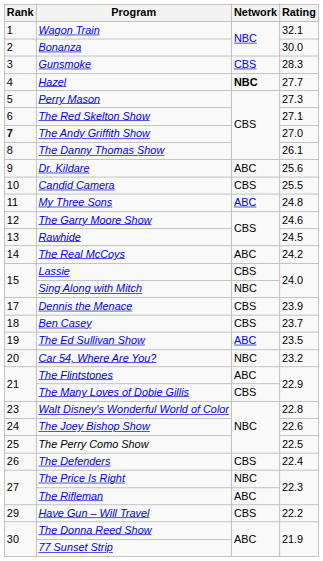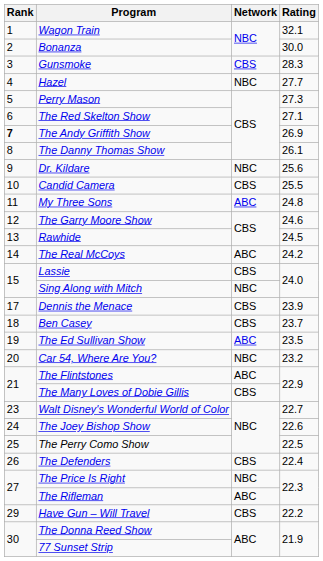(246, 82) bold -> (245, 82) normal
(293, 133) 27.0 -> (293, 133) 26.9
(245, 168) ABC -> (245, 168) NBC
(293, 409) 22.8 -> (293, 409) 22.7
